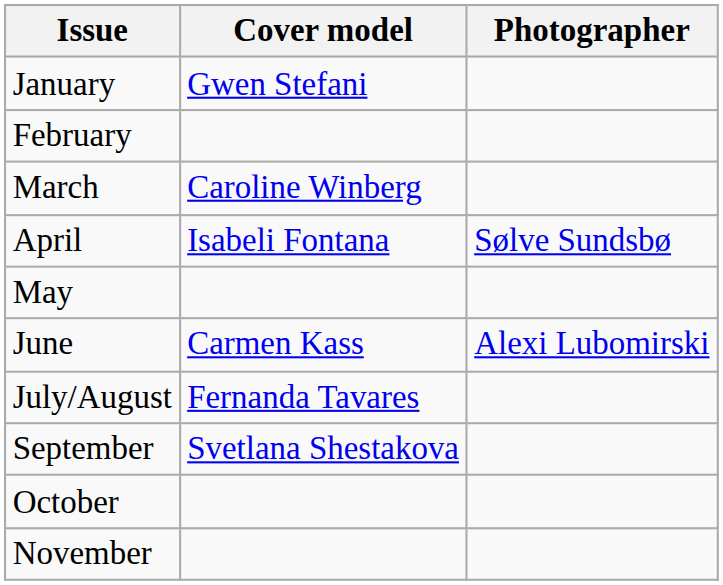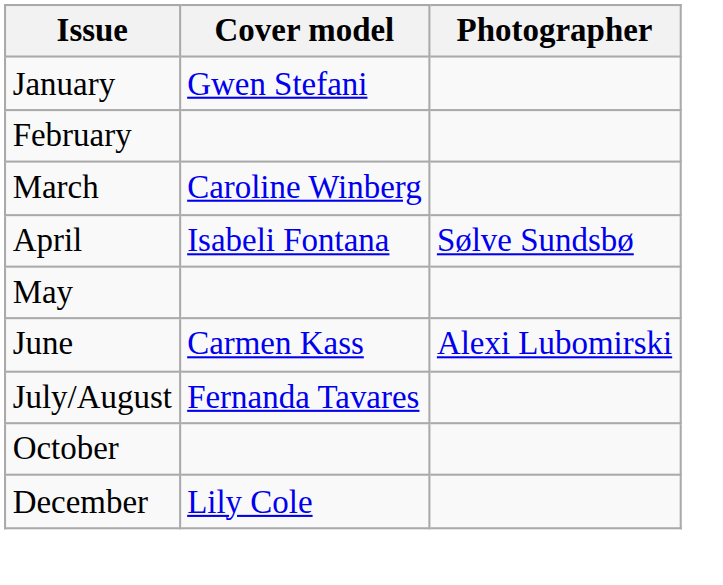- row: (83, 448)
- row: (82, 553)
+ row: (80, 501)
